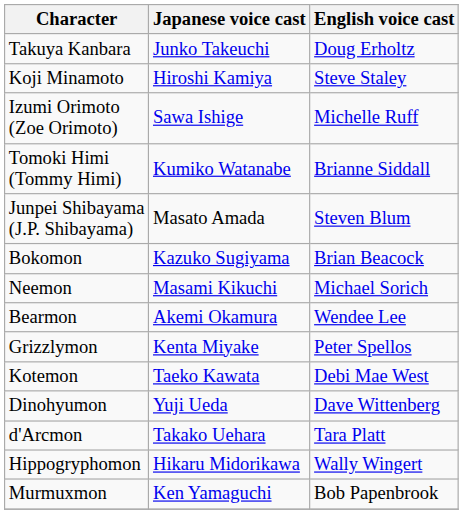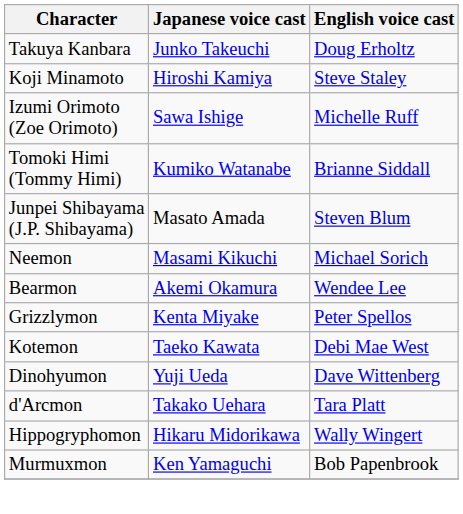- row: (45, 258)
